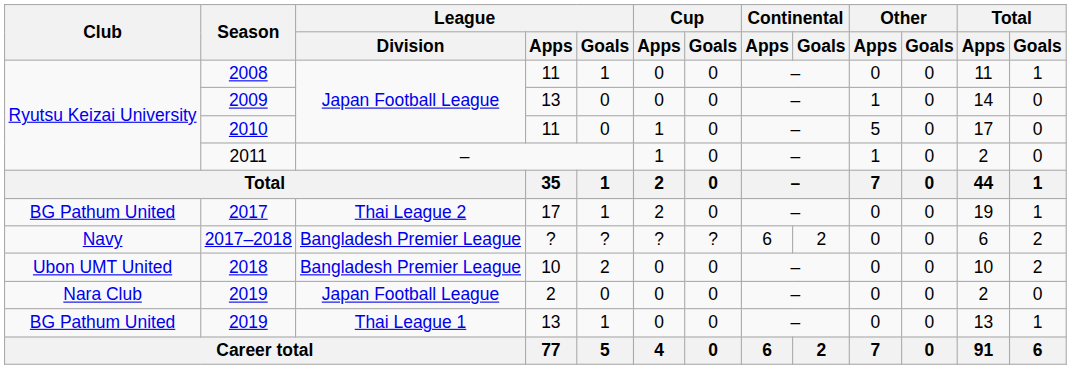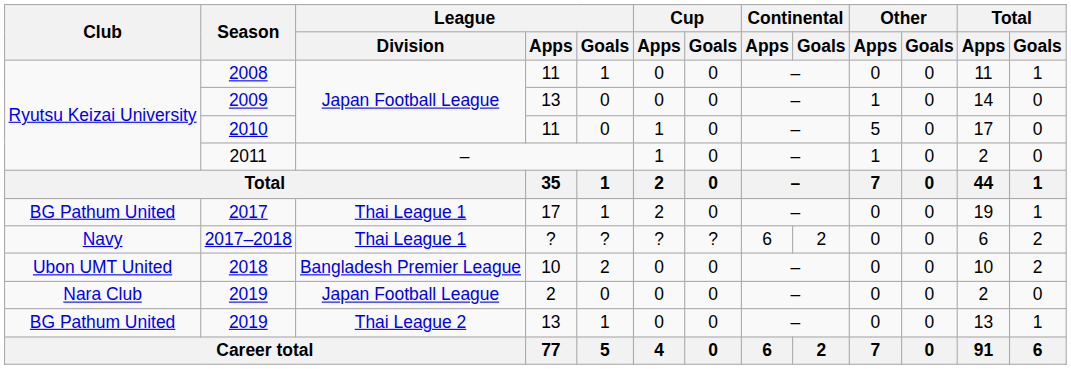(411, 211) Thai League 2 -> (411, 211) Thai League 1
(411, 239) Bangladesh Premier League -> (411, 239) Thai League 1
(411, 322) Thai League 1 -> (411, 322) Thai League 2
